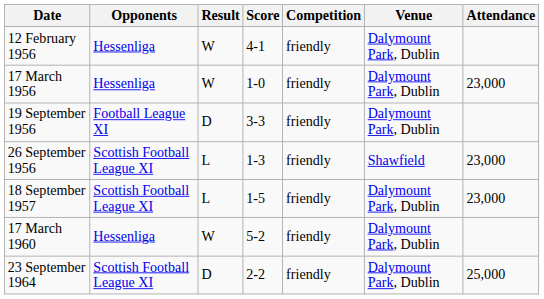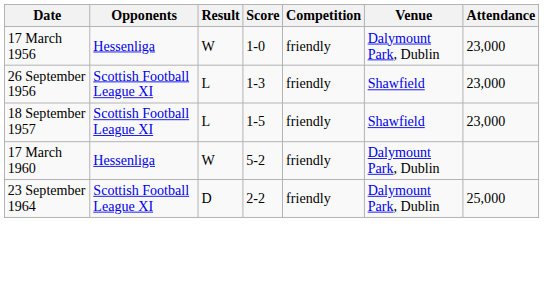- row: (42, 45)
- row: (47, 122)
(404, 198) Dalymount Park, Dublin -> (396, 122) Shawfield
